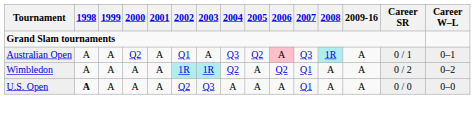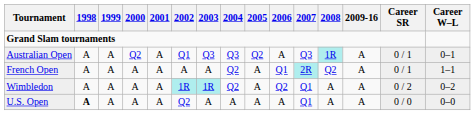(208, 54) A -> (208, 54) Q3
(282, 54) pink background -> (282, 54) no background
+ row: (32, 70)
(208, 86) Q3 -> (208, 102) A
